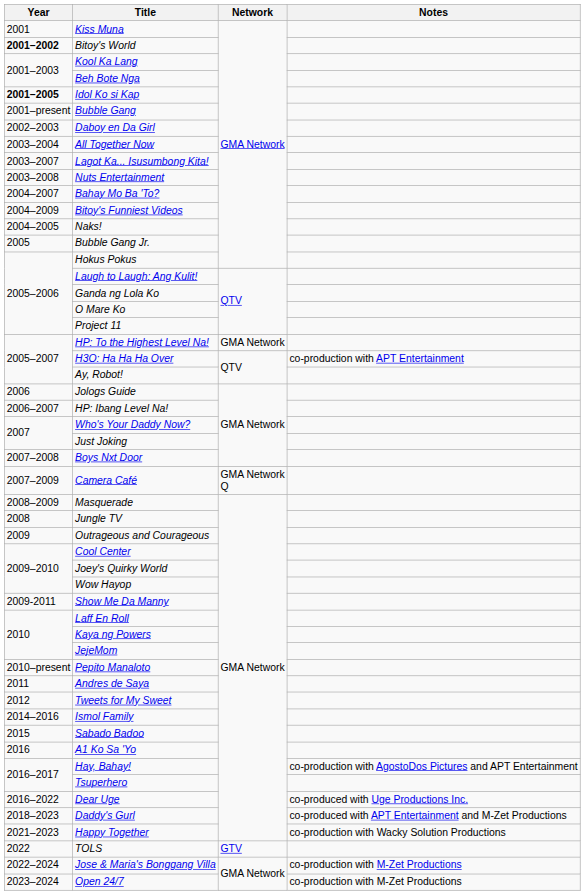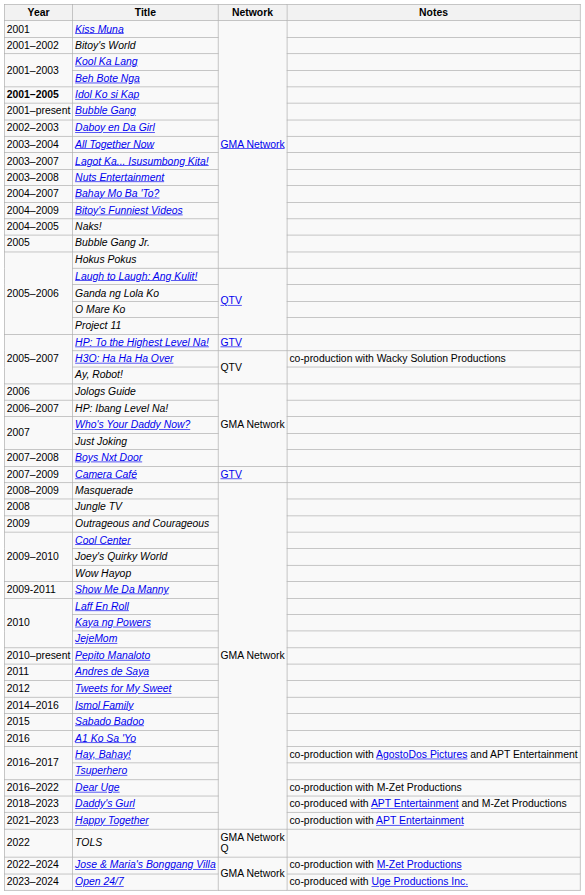(33, 45) bold -> (33, 45) normal
(253, 342) GMA Network -> (231, 342) GTV
(377, 359) co-production with APT Entertainment -> (398, 359) co-production with Wacky Solution Productions
(253, 480) GMA Network Q -> (231, 474) GTV
(379, 799) co-produced with Uge Productions Inc. -> (376, 787) co-production with M-Zet Productions
(398, 832) co-production with Wacky Solution Productions -> (377, 820) co-production with APT Entertainment
(231, 849) GTV -> (253, 843) GMA Network Q
(376, 882) co-production with M-Zet Productions -> (379, 882) co-produced with Uge Productions Inc.
